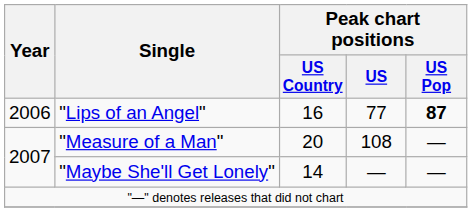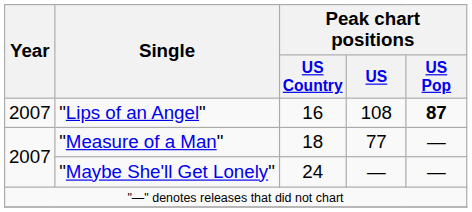(30, 112) 2006 -> (30, 112) 2007
(376, 112) 77 -> (376, 112) 108
(313, 142) 20 -> (313, 142) 18
(376, 142) 108 -> (376, 142) 77
(313, 171) 14 -> (313, 171) 24
